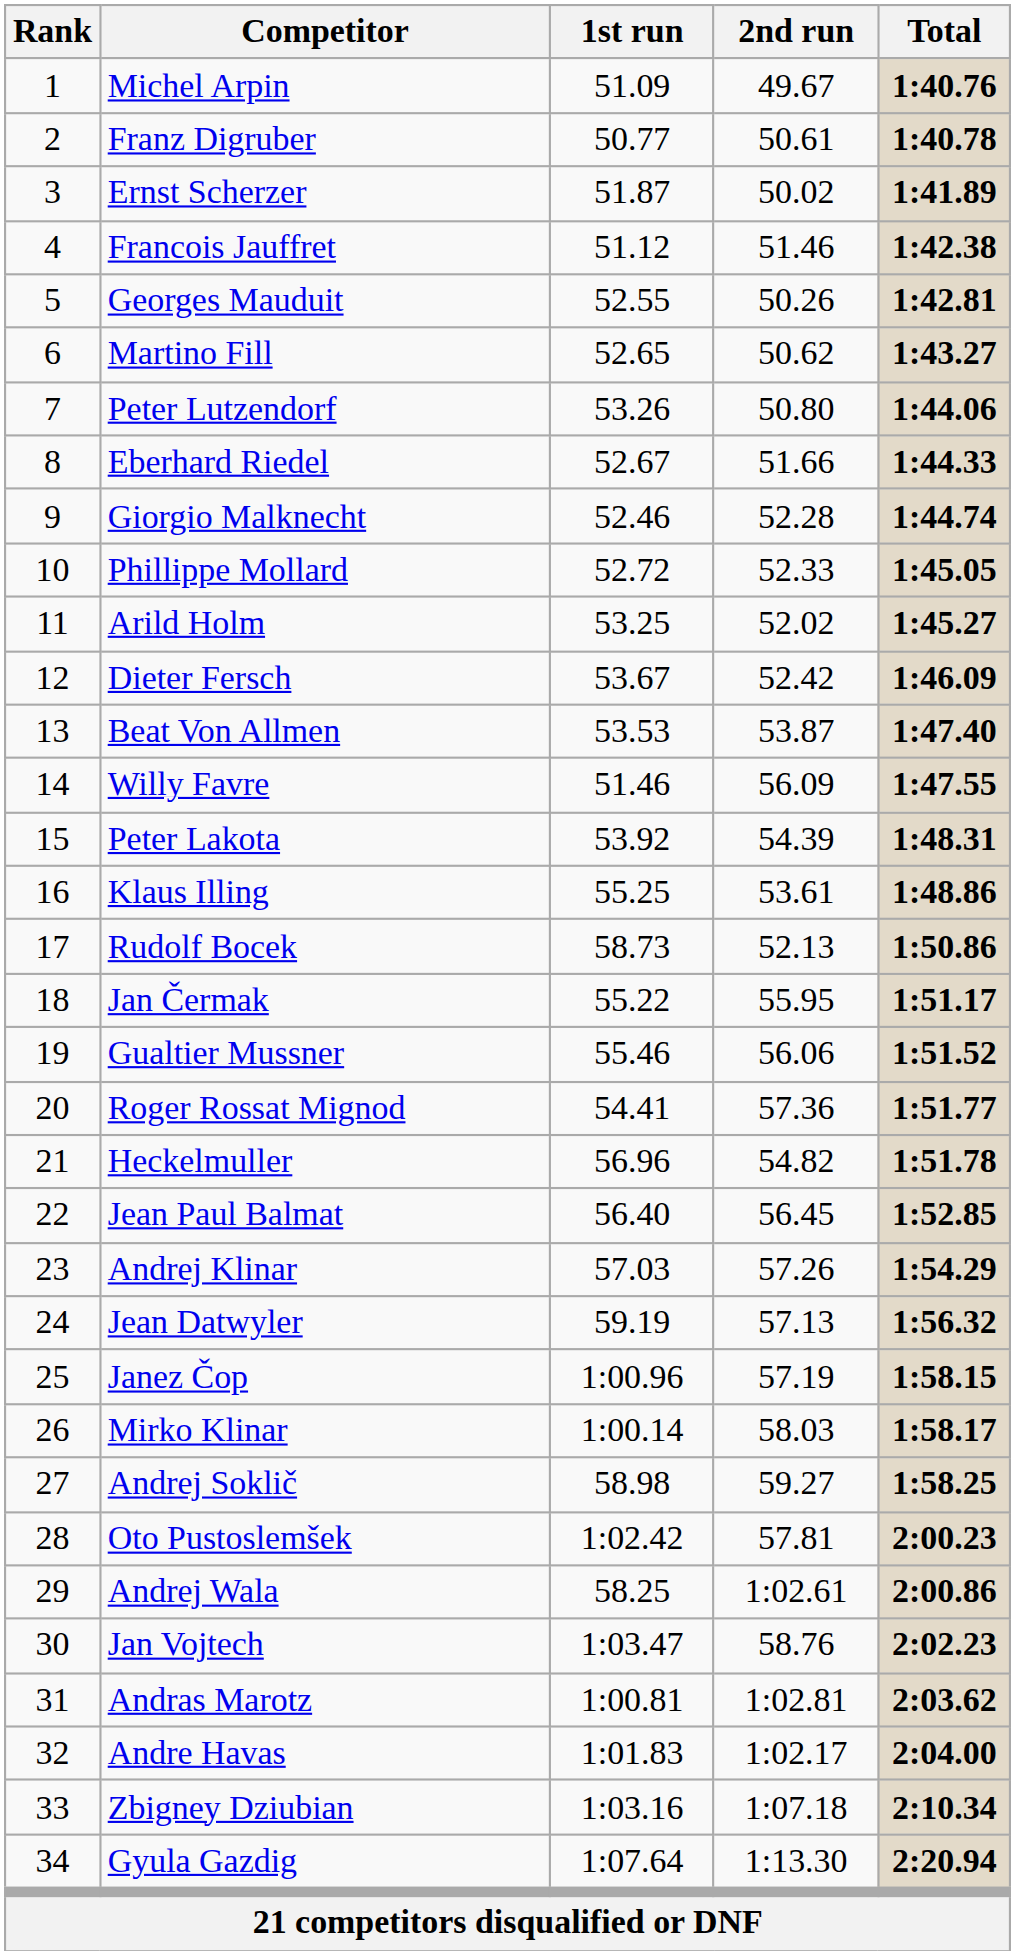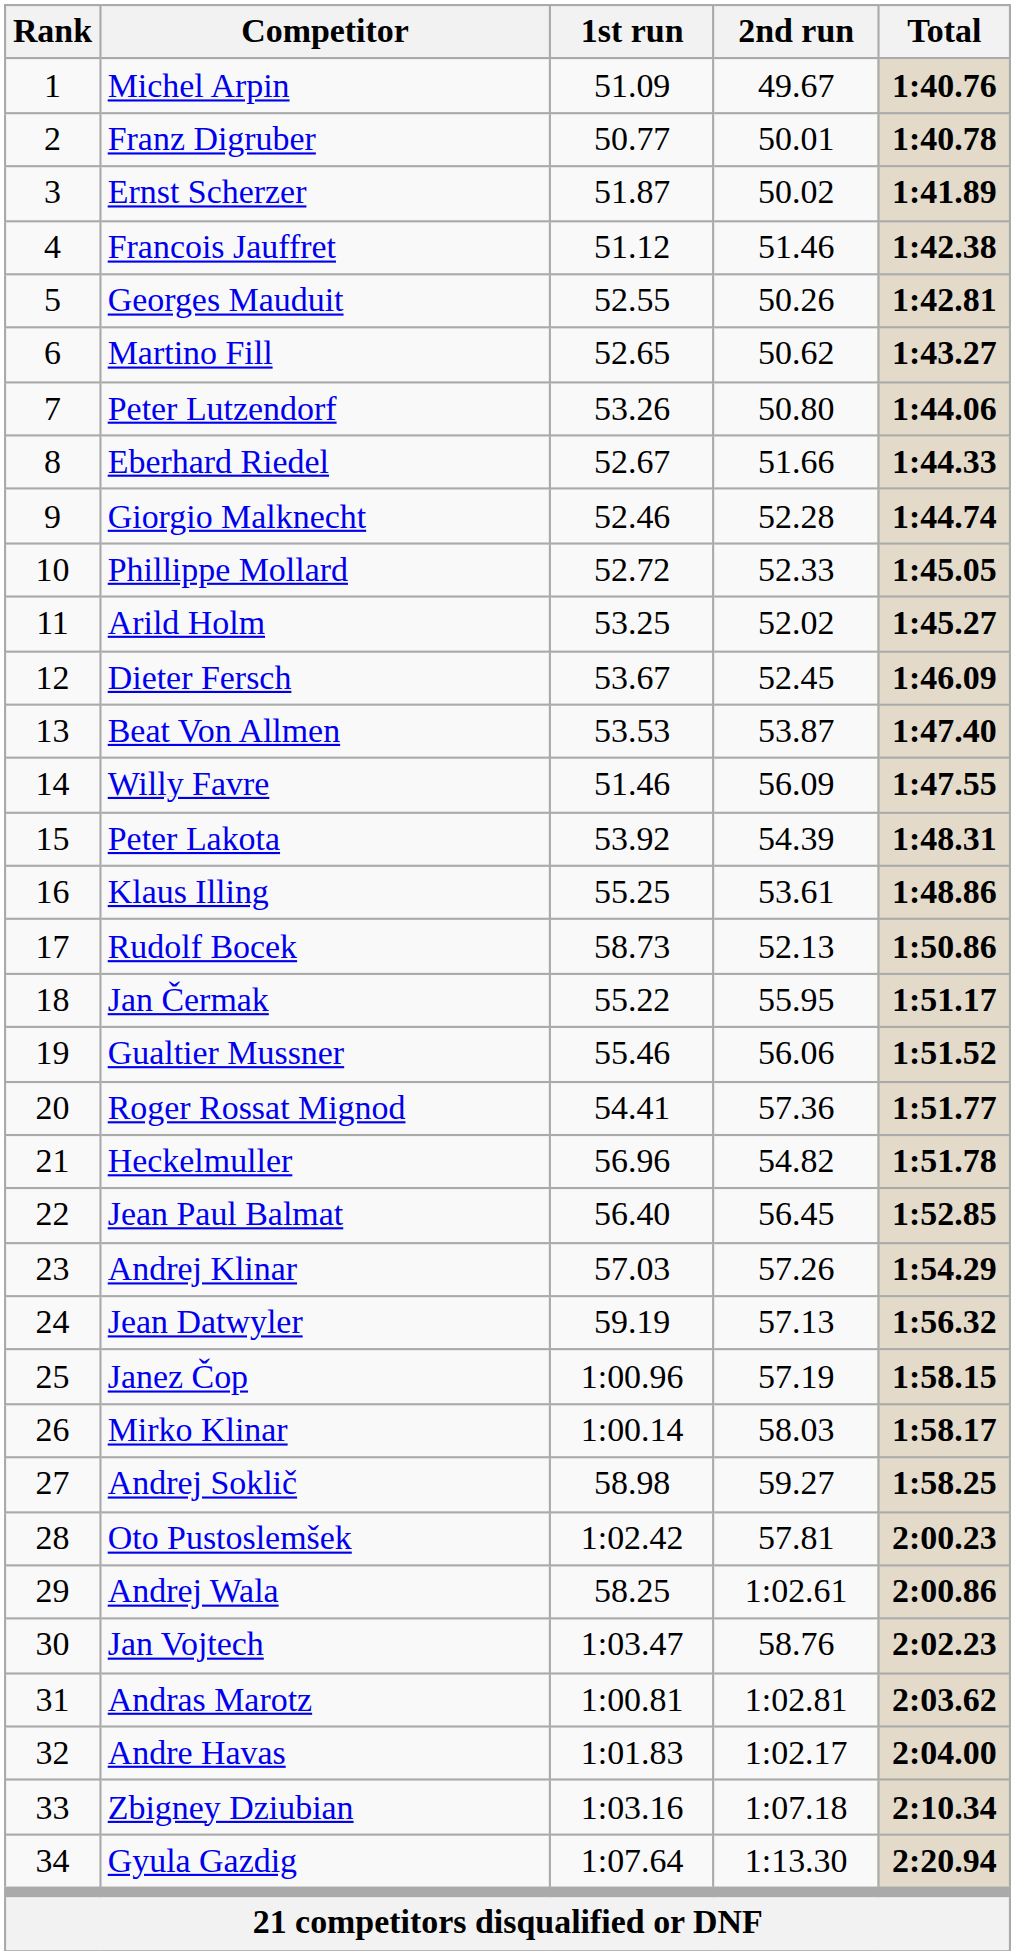(796, 138) 50.61 -> (796, 138) 50.01
(796, 676) 52.42 -> (796, 676) 52.45
